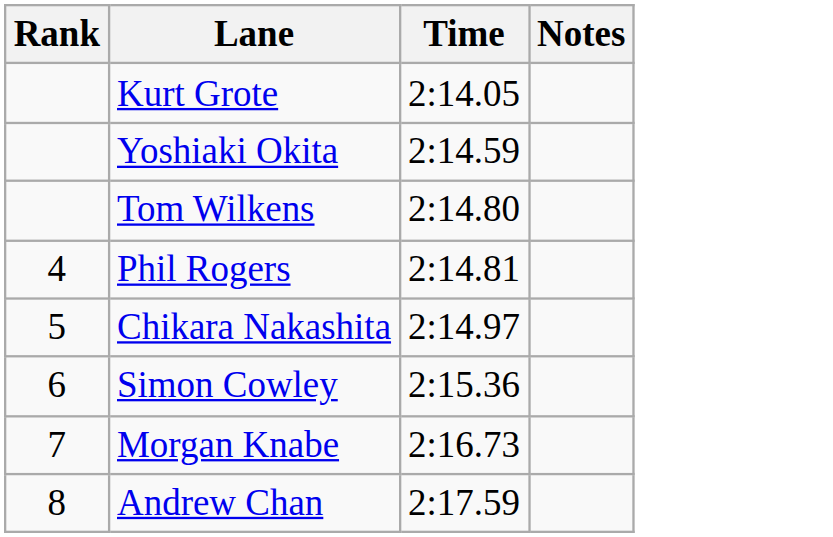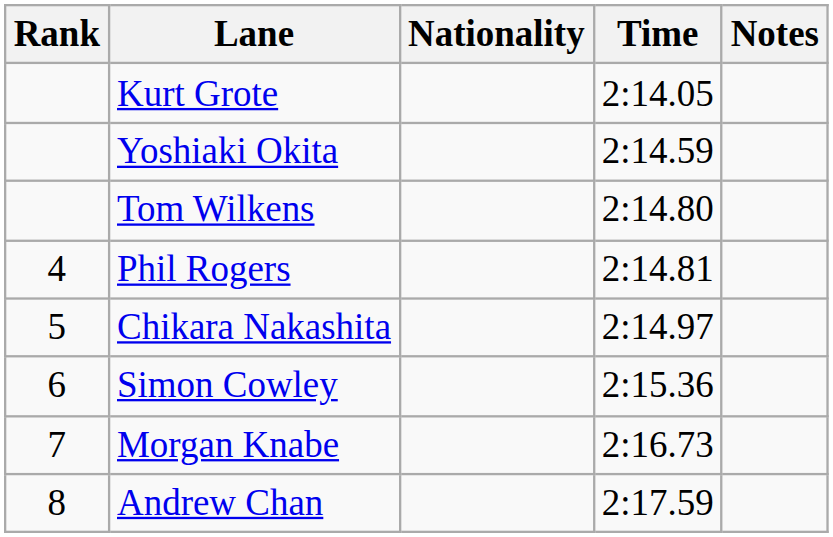+ column: (496, 33)
